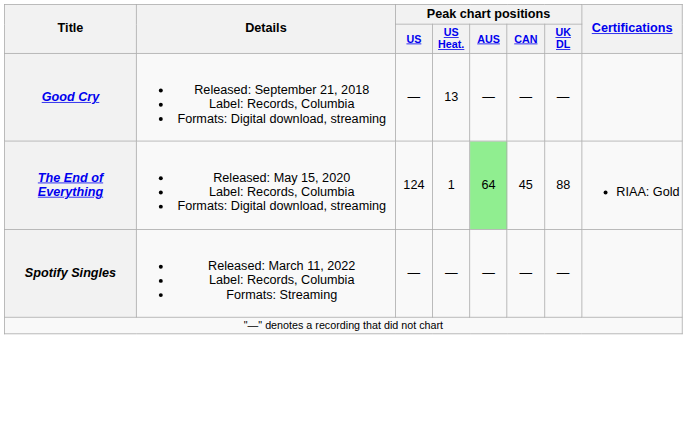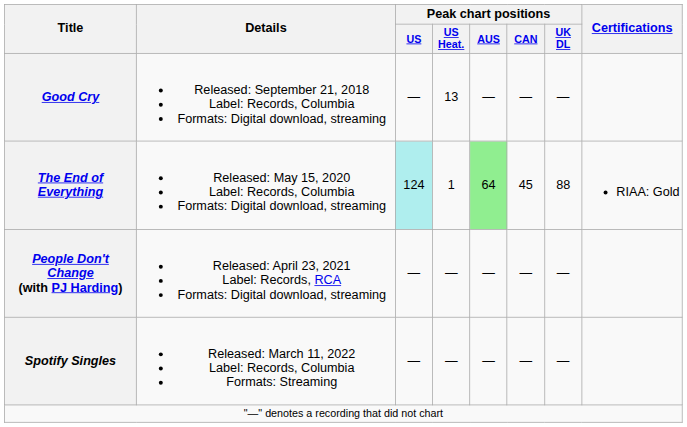(414, 185) no background -> (414, 185) paleturquoise background
+ row: (71, 273)
